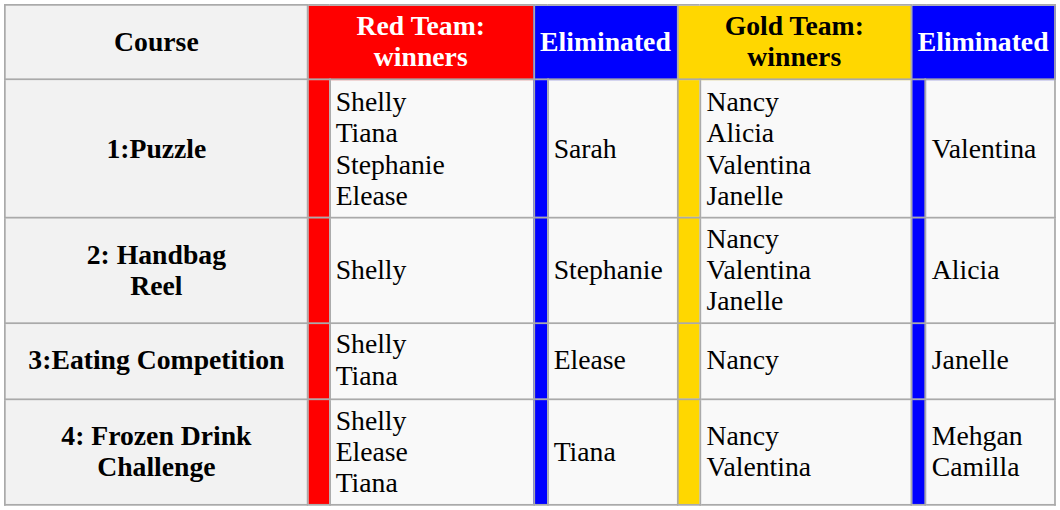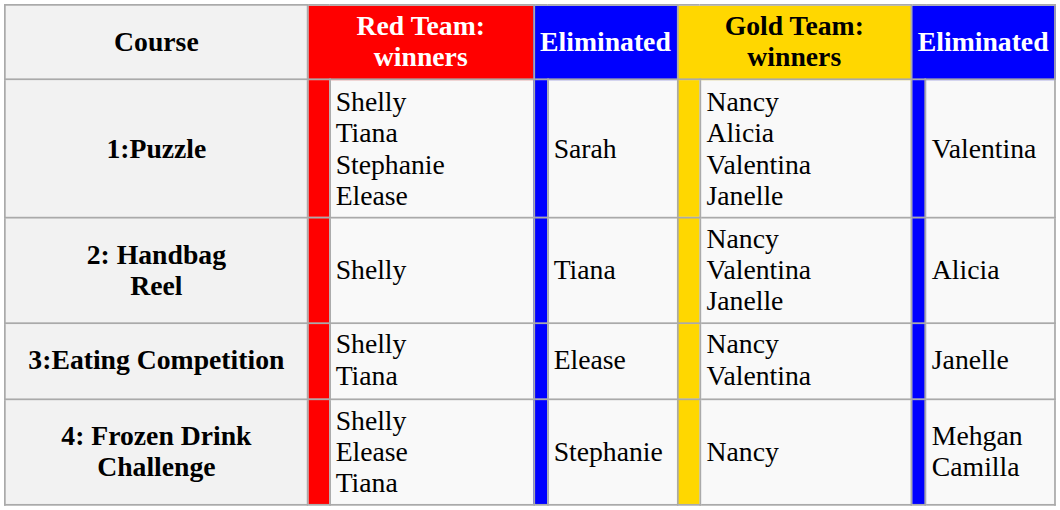(608, 269) Stephanie -> (585, 269) Tiana
(743, 360) Nancy -> (759, 360) Nancy Valentina
(585, 451) Tiana -> (608, 451) Stephanie
(759, 451) Nancy Valentina -> (743, 451) Nancy
